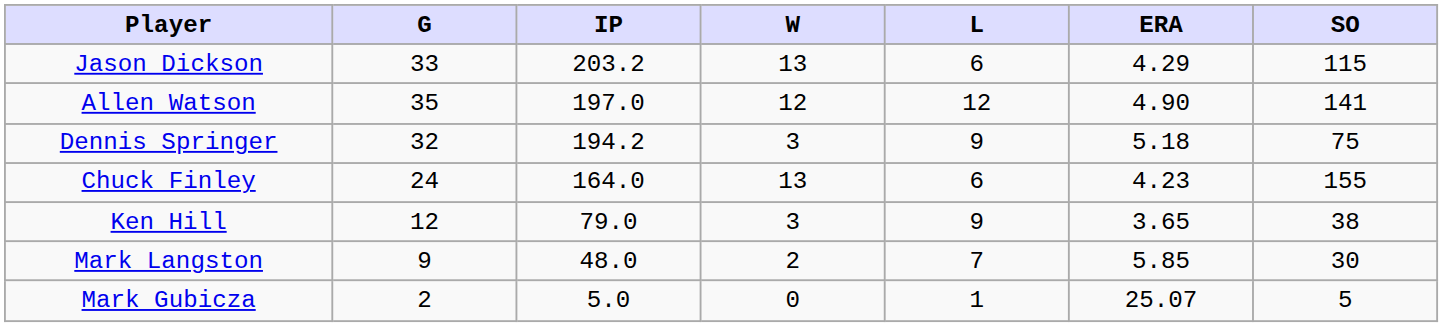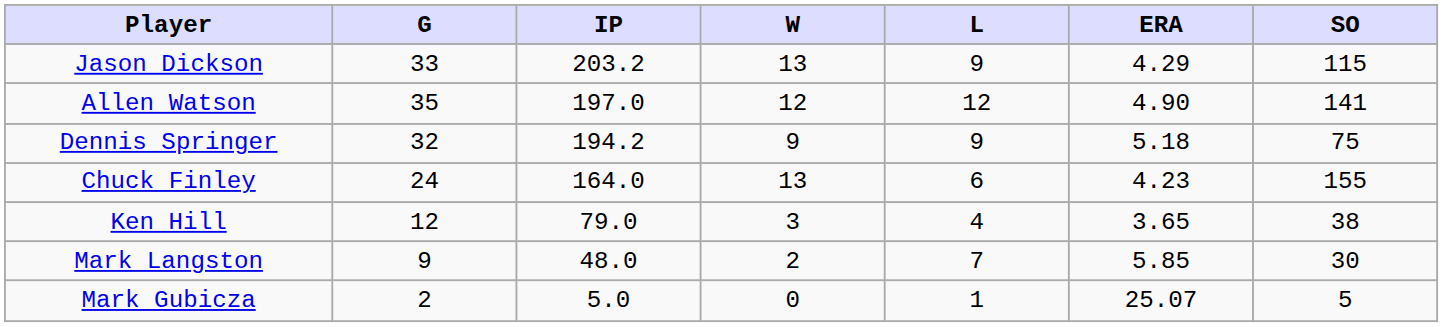(977, 64) 6 -> (977, 64) 9
(793, 143) 3 -> (793, 143) 9
(977, 222) 9 -> (977, 222) 4
